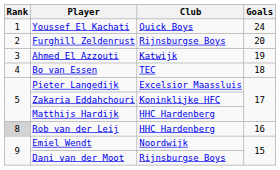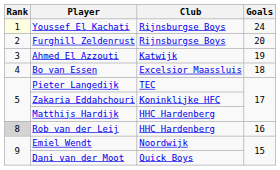(17, 26) no background -> (17, 26) lightyellow background
(166, 26) Quick Boys -> (182, 26) Rijnsburgse Boys
(147, 70) TEC -> (191, 70) Excelsior Maassluis
(191, 85) Excelsior Maassluis -> (147, 85) TEC
(182, 158) Rijnsburgse Boys -> (166, 158) Quick Boys
